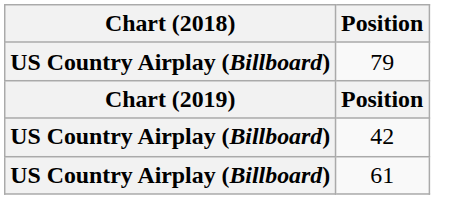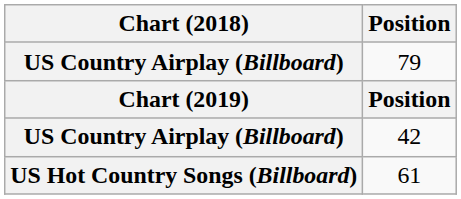(170, 174) US Country Airplay (Billboard) -> (184, 174) US Hot Country Songs (Billboard)
